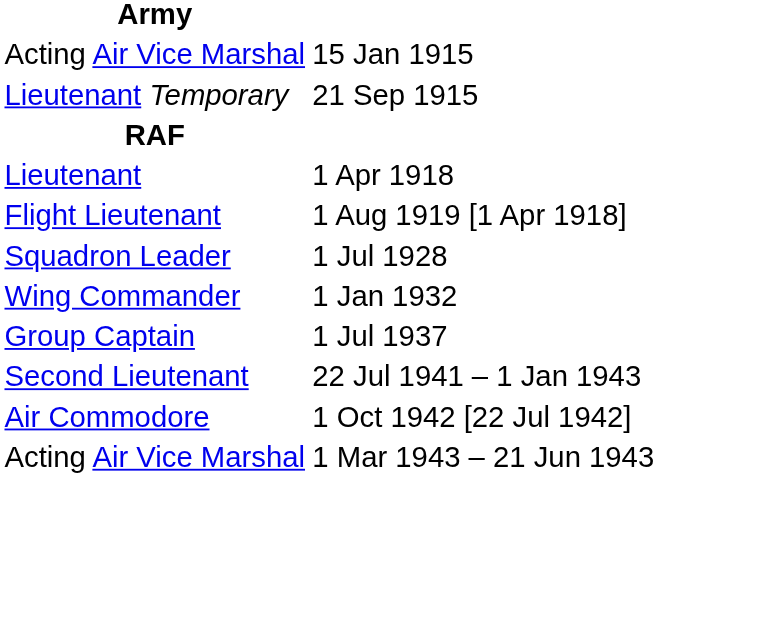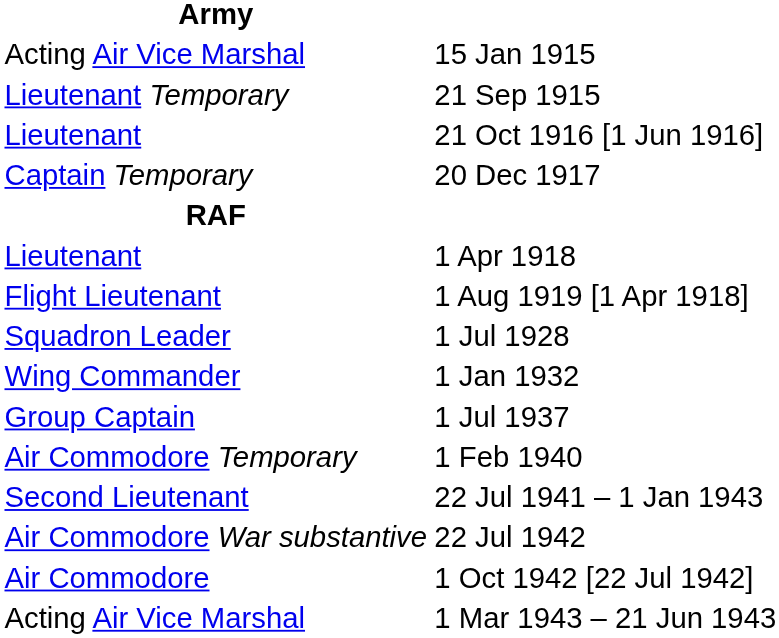+ row: (599, 135)
+ row: (517, 175)
+ row: (508, 457)
+ row: (510, 537)
